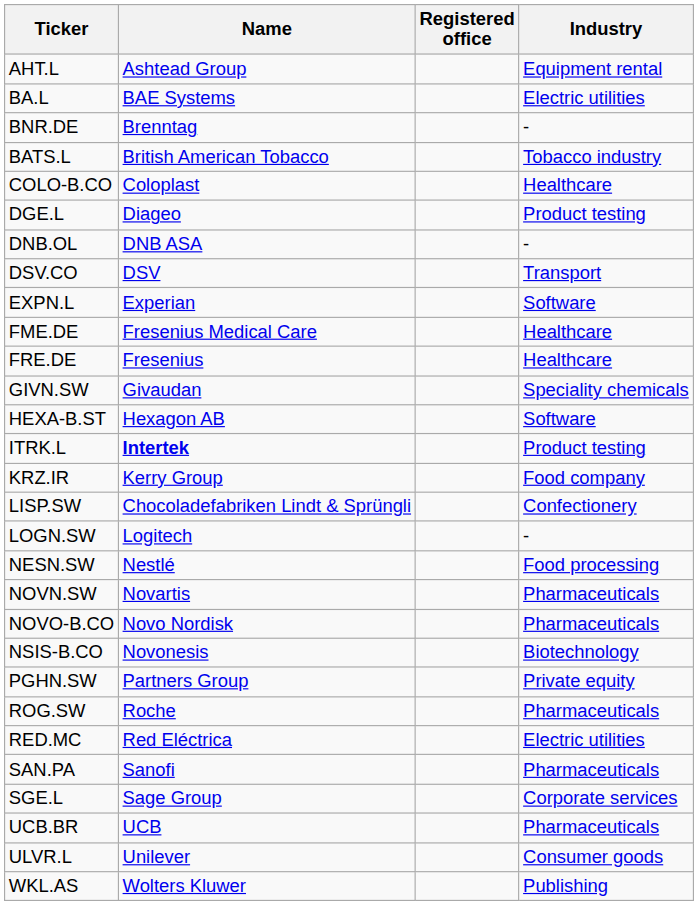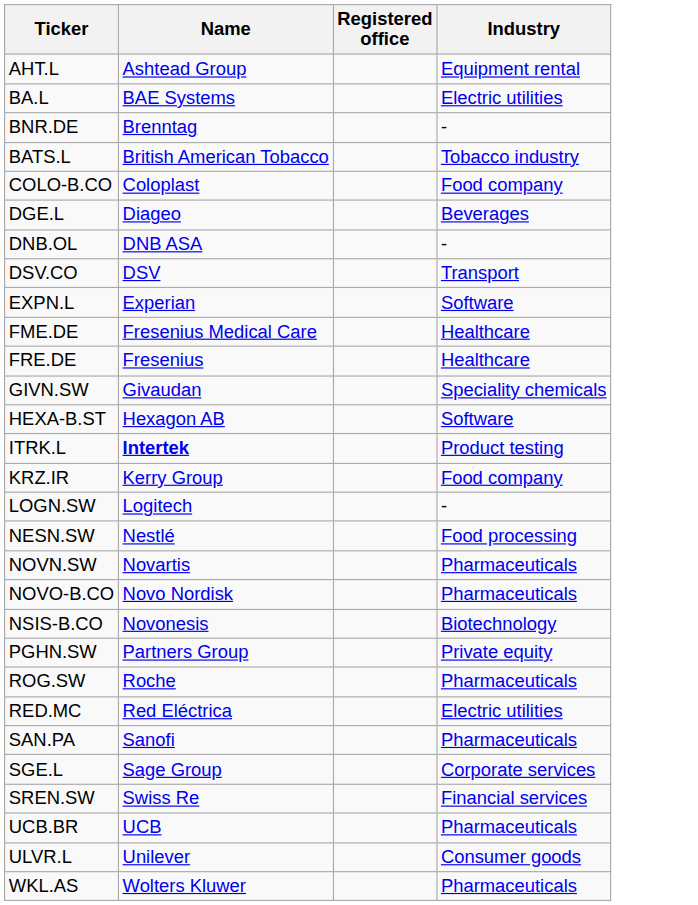(568, 185) Healthcare -> (502, 185) Food company
(584, 214) Product testing -> (485, 214) Beverages
- row: (45, 506)
+ row: (52, 798)
(566, 886) Publishing -> (509, 886) Pharmaceuticals
